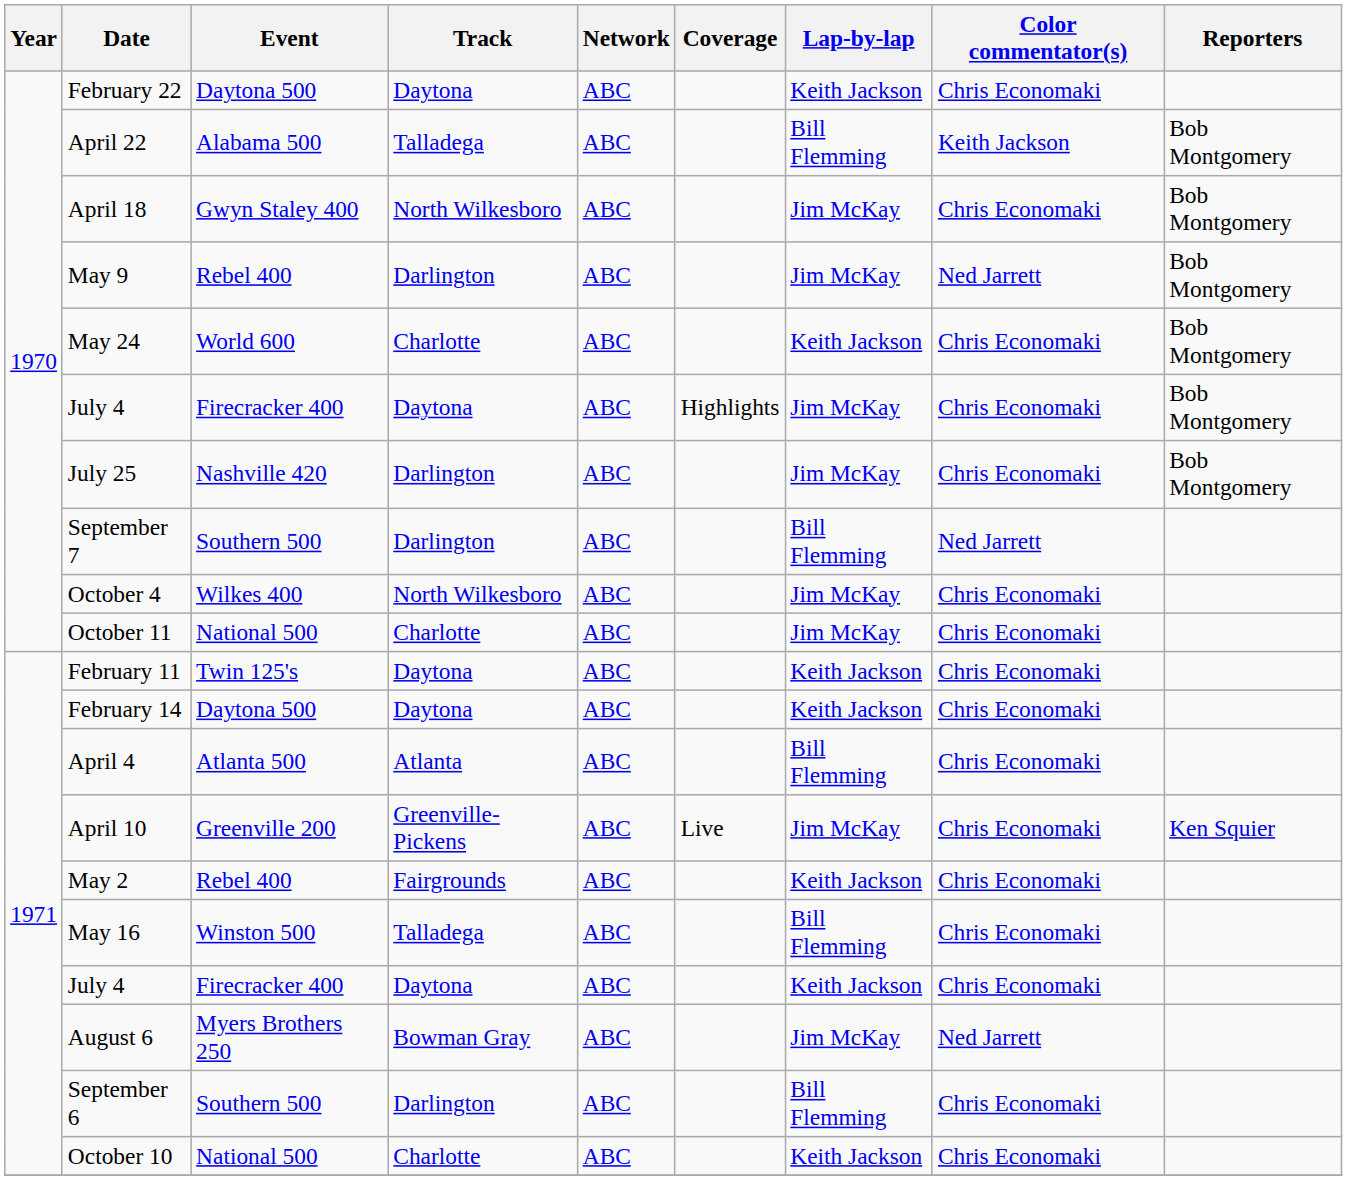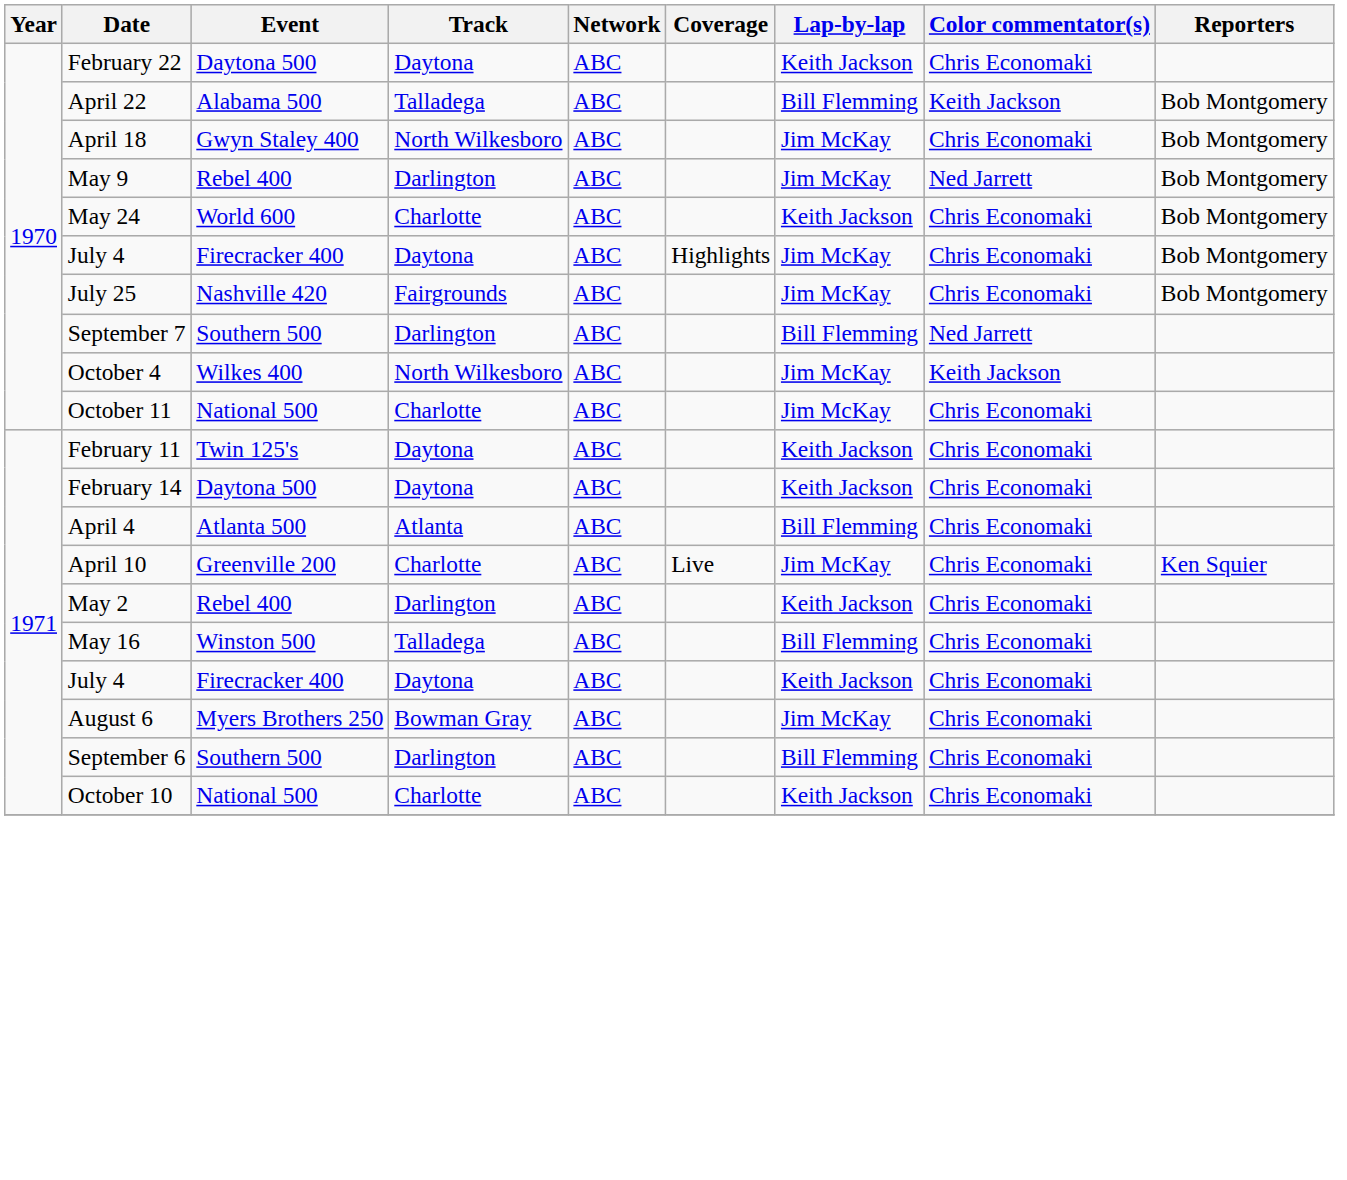(444, 474) Darlington -> (451, 294) Fairgrounds
(1019, 593) Chris Economaki -> (995, 371) Keith Jackson
(447, 827) Greenville-Pickens -> (438, 564) Charlotte
(450, 880) Fairgrounds -> (445, 602) Darlington
(990, 1037) Ned Jarrett -> (1010, 718) Chris Economaki
